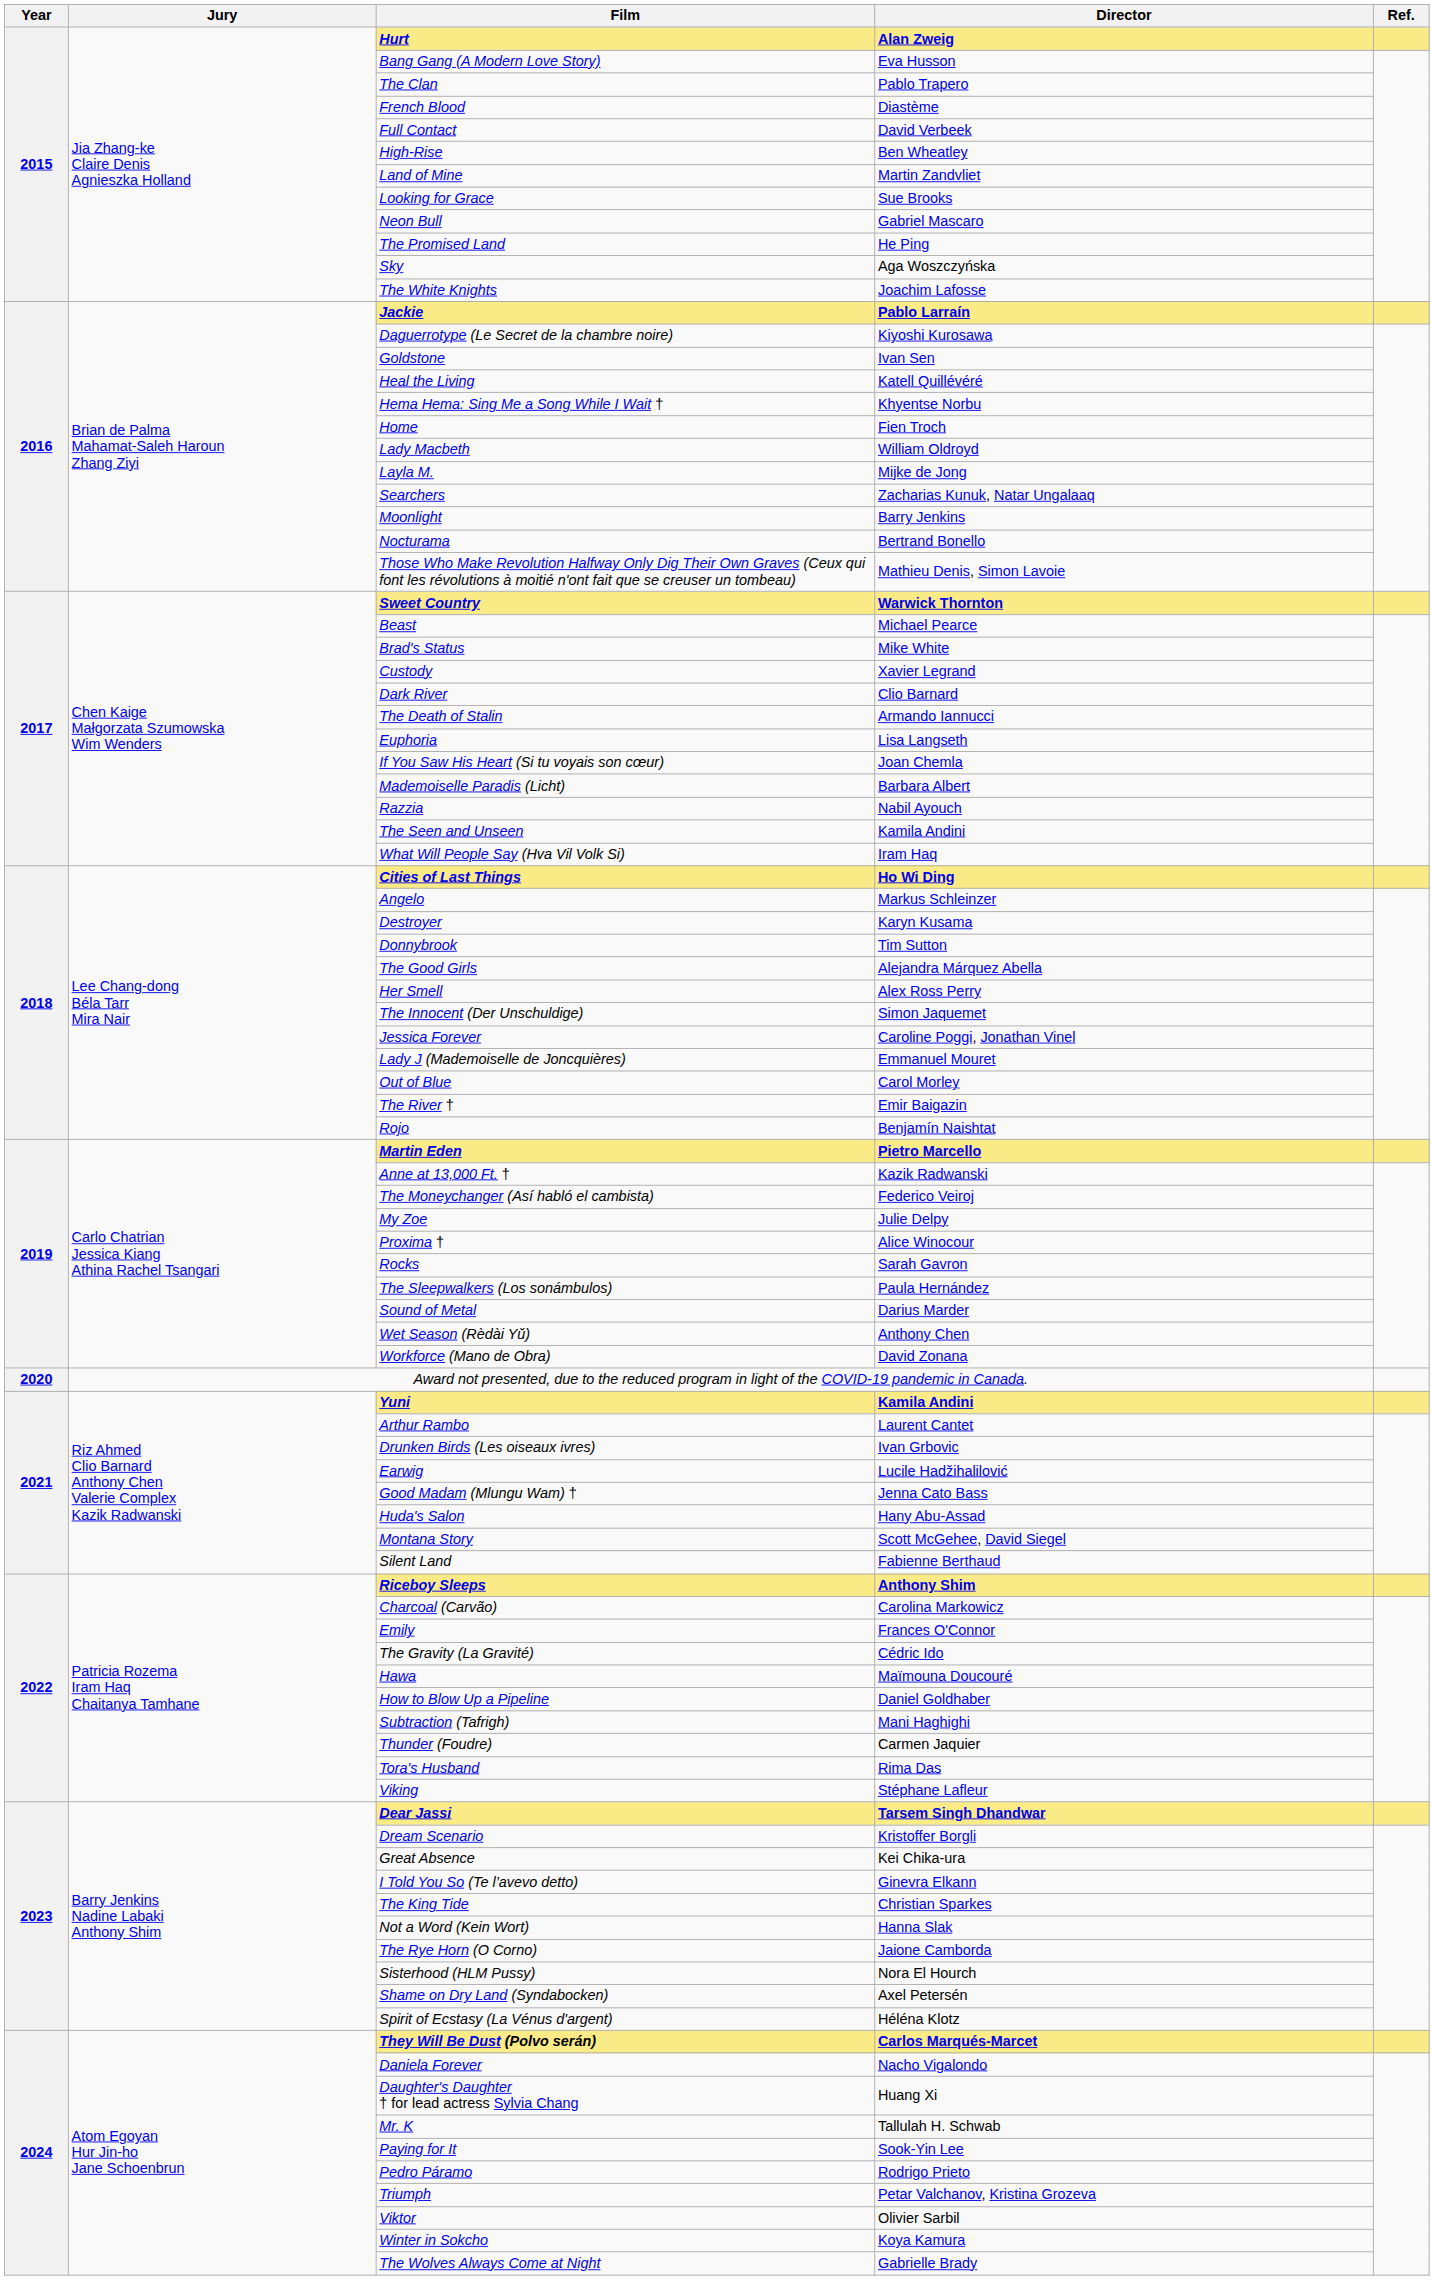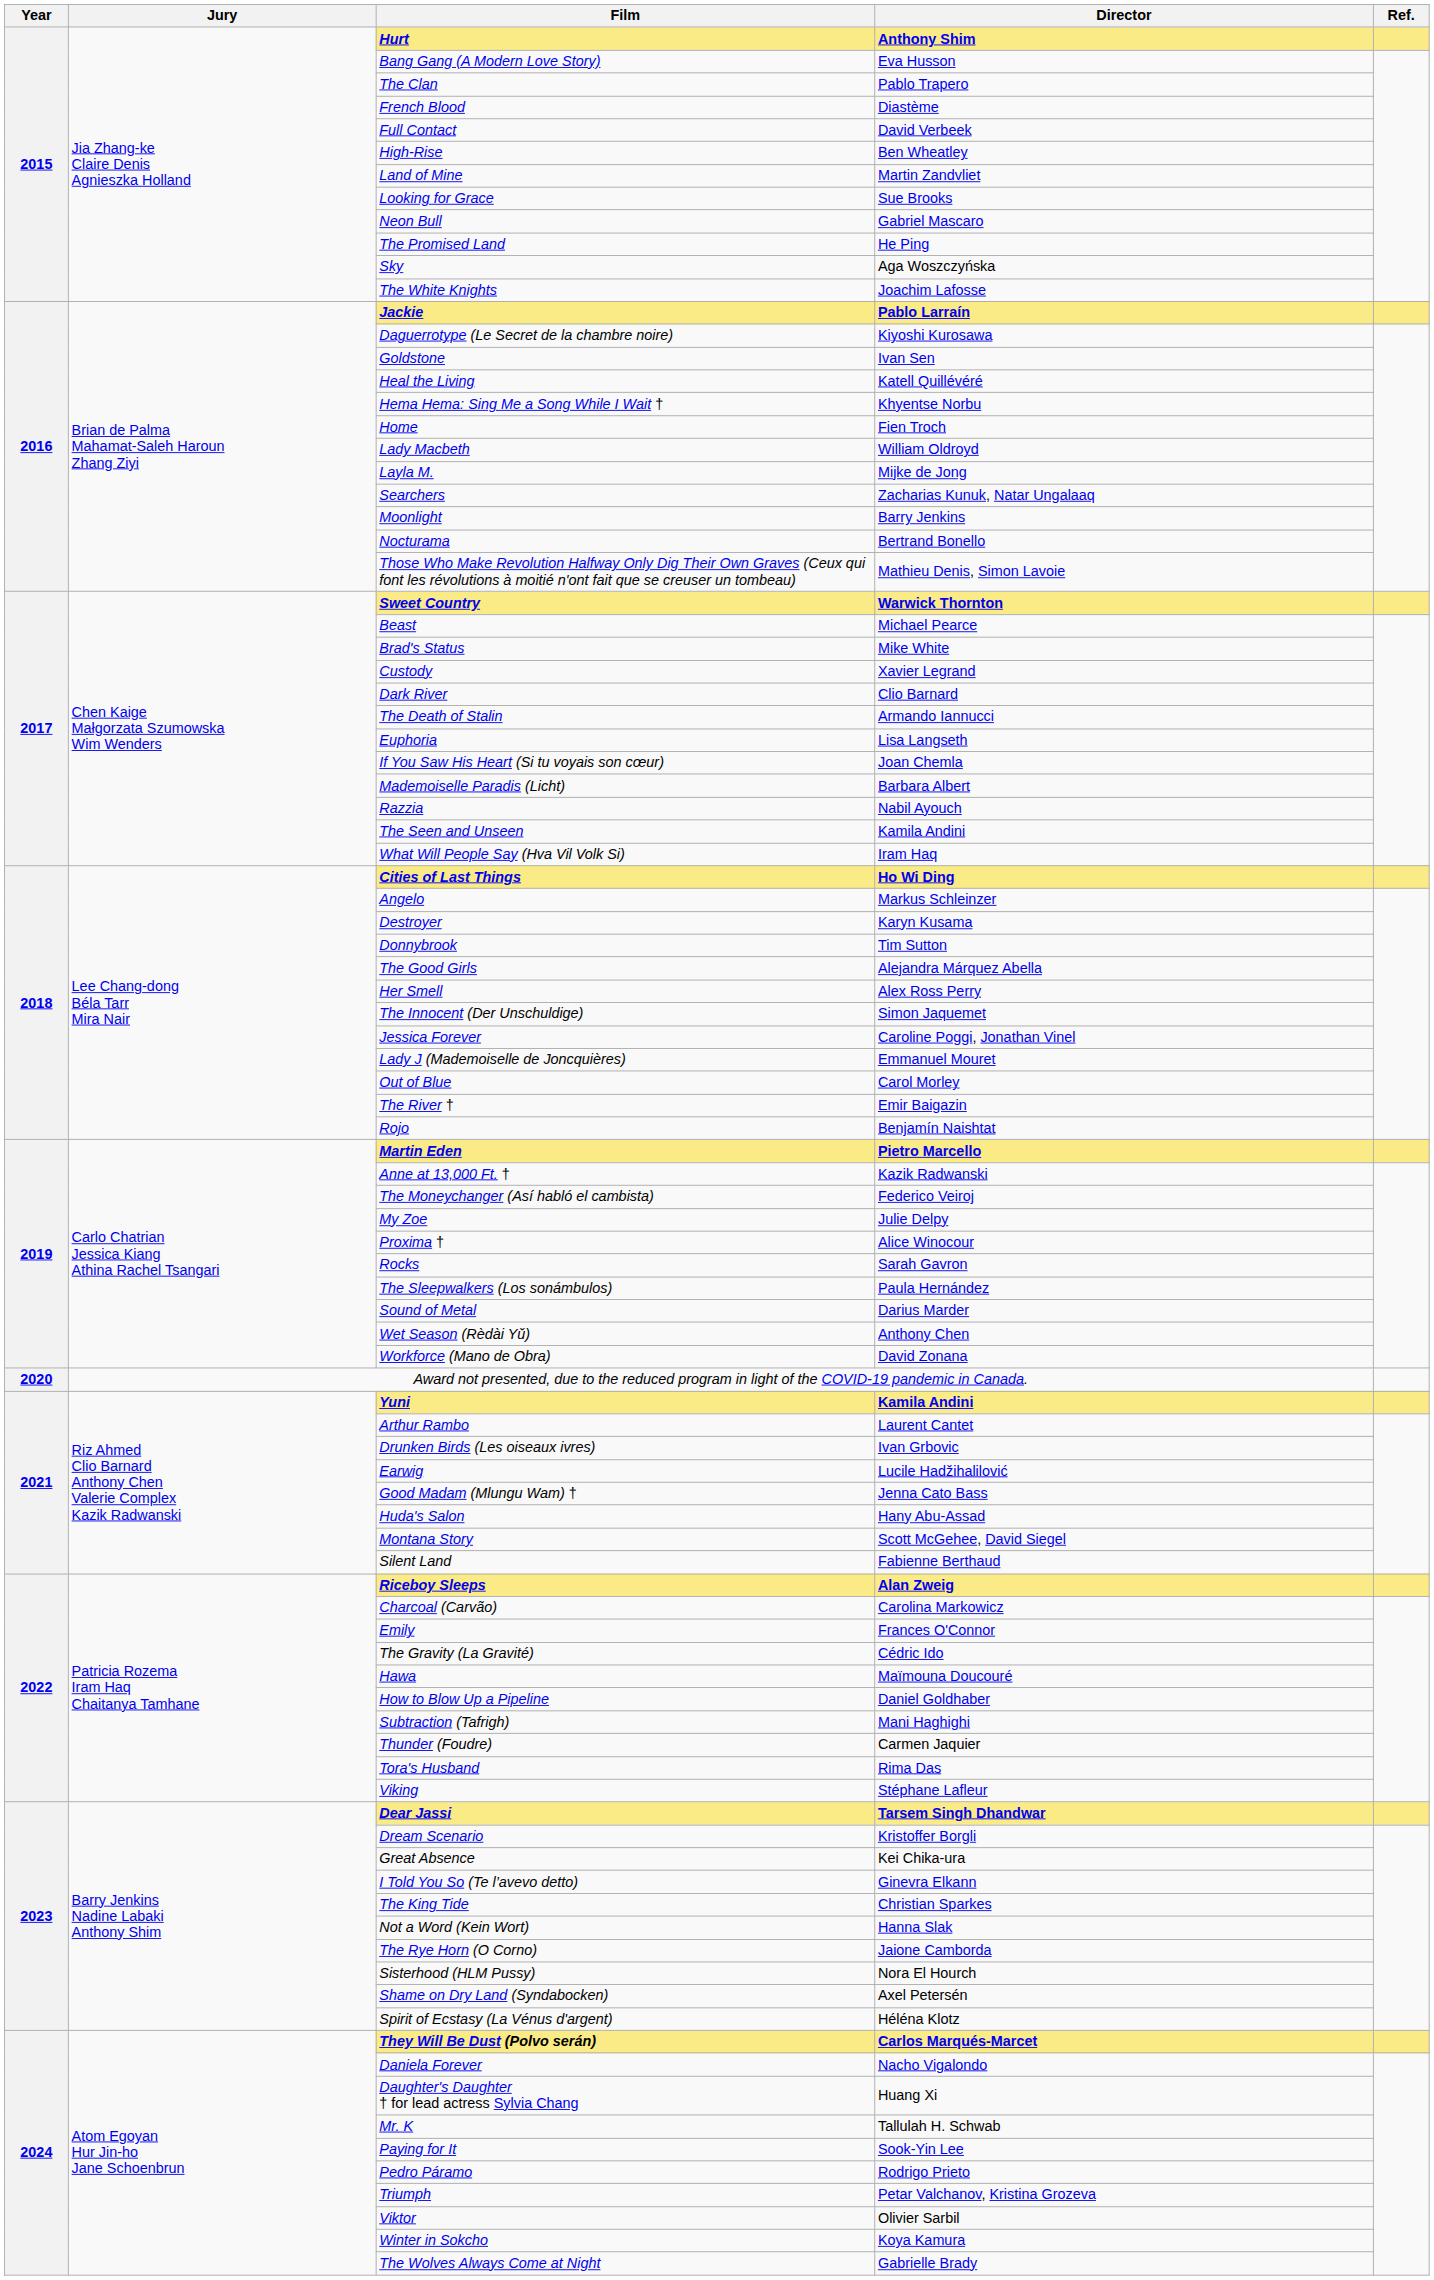(916, 38) Alan Zweig -> (927, 38) Anthony Shim
(927, 1585) Anthony Shim -> (916, 1585) Alan Zweig
